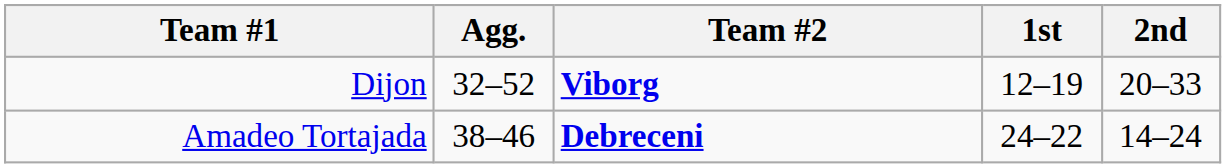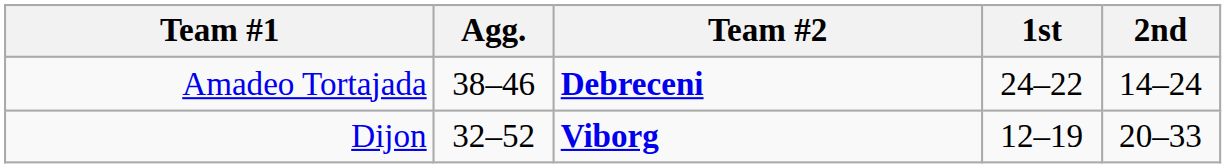rows swapped: (389, 83) <-> (304, 135)
